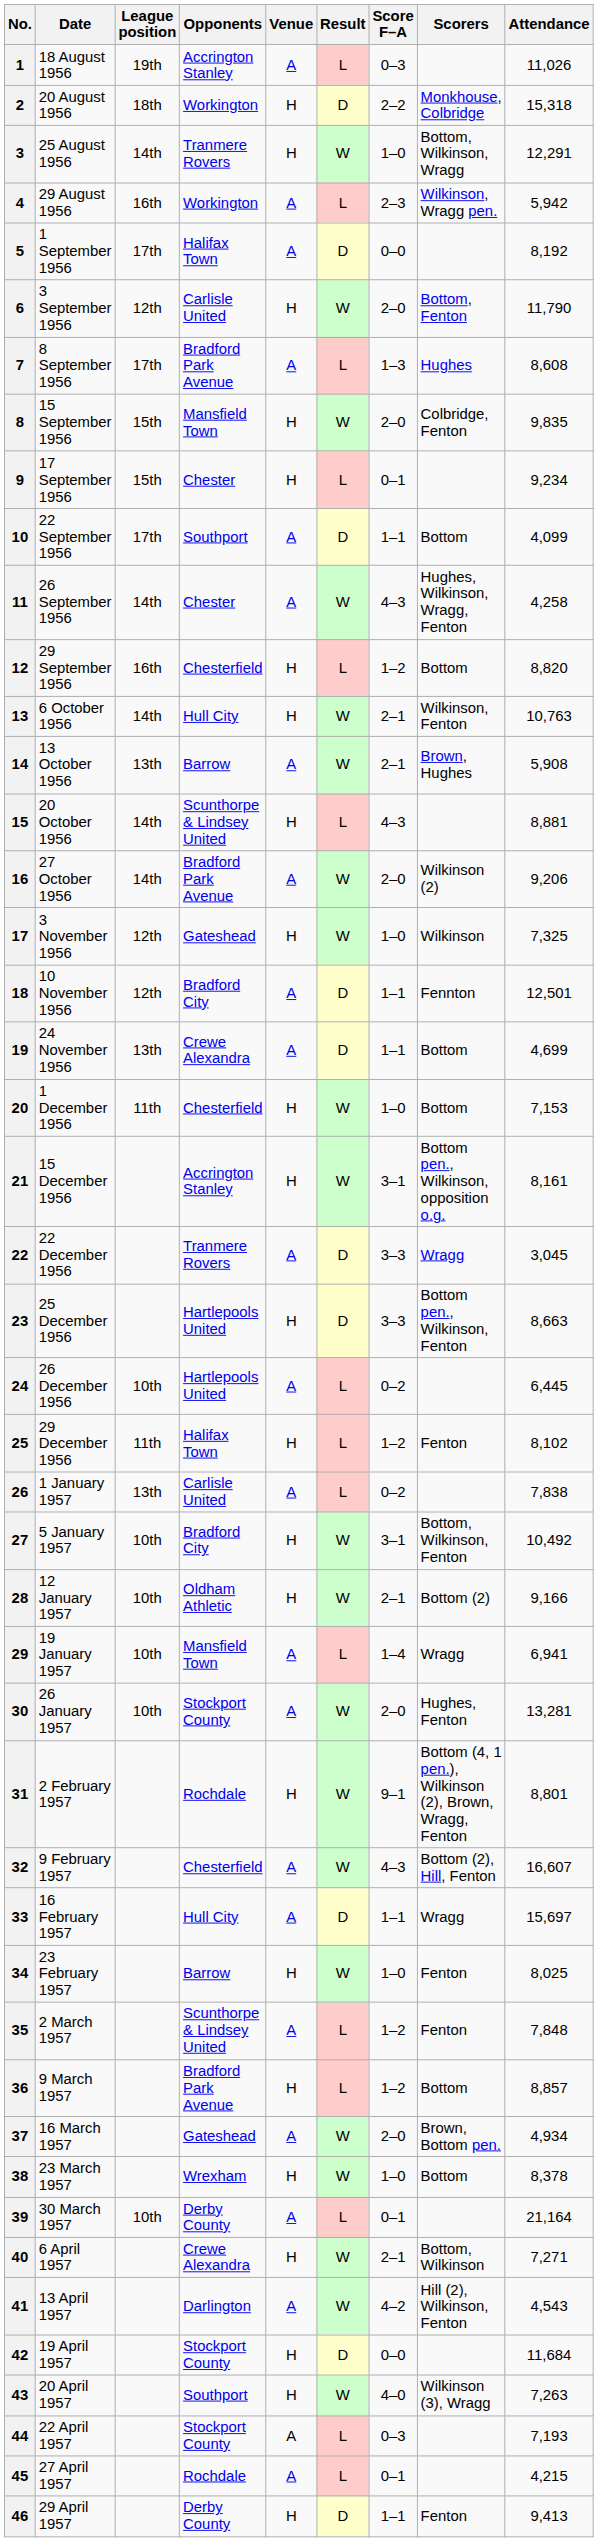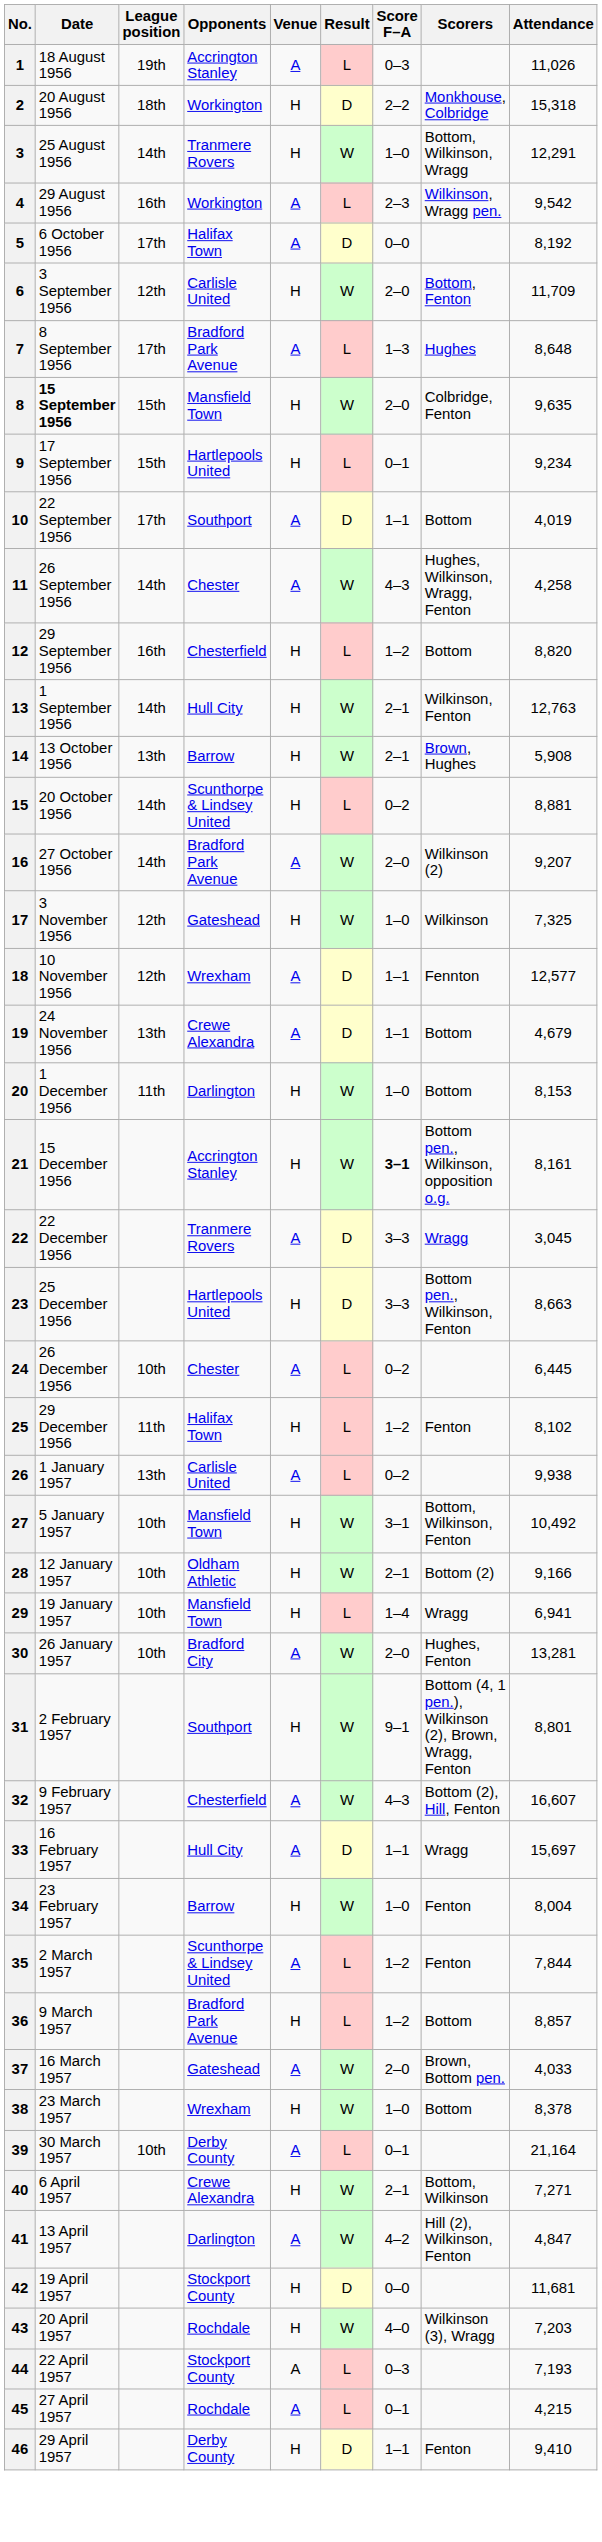(549, 202) 5,942 -> (553, 202) 9,542
(75, 251) 1 September 1956 -> (71, 243) 6 October 1956
(549, 308) 11,790 -> (553, 291) 11,709
(549, 365) 8,608 -> (553, 348) 8,648
(75, 422) normal -> (77, 405) bold
(549, 422) 9,835 -> (553, 405) 9,635
(209, 479) Chester -> (225, 463) Hartlepools United
(549, 536) 4,099 -> (553, 520) 4,019
(71, 716) 6 October 1956 -> (75, 708) 1 September 1956
(549, 716) 10,763 -> (553, 708) 12,763
(291, 765) A -> (295, 756) H
(393, 822) 4–3 -> (397, 805) 0–2
(549, 879) 9,206 -> (553, 862) 9,207
(212, 993) Bradford City -> (219, 976) Wrexham
(549, 993) 12,501 -> (553, 976) 12,577
(549, 1050) 4,699 -> (553, 1033) 4,679
(223, 1107) Chesterfield -> (221, 1090) Darlington
(549, 1107) 7,153 -> (553, 1090) 8,153
(393, 1181) normal -> (397, 1164) bold
(221, 1386) Hartlepools United -> (213, 1369) Chester
(549, 1491) 7,838 -> (553, 1475) 9,938
(212, 1540) Bradford City -> (219, 1523) Mansfield Town
(291, 1654) A -> (295, 1612) H
(215, 1711) Stockport County -> (216, 1653) Bradford City
(215, 1794) Rochdale -> (219, 1727) Southport
(549, 1973) 8,025 -> (553, 1906) 8,004
(549, 2030) 7,848 -> (553, 1963) 7,844
(549, 2136) 4,934 -> (553, 2069) 4,033
(549, 2306) 4,543 -> (553, 2239) 4,847
(549, 2355) 11,684 -> (553, 2288) 11,681
(215, 2395) Southport -> (219, 2328) Rochdale
(549, 2395) 7,263 -> (553, 2328) 7,203
(549, 2516) 9,413 -> (553, 2449) 9,410
